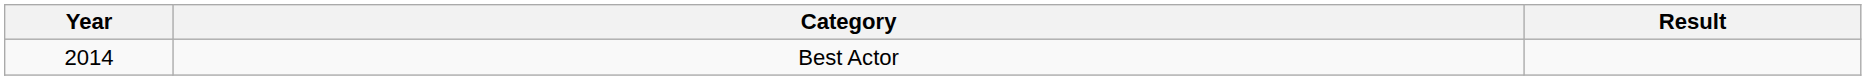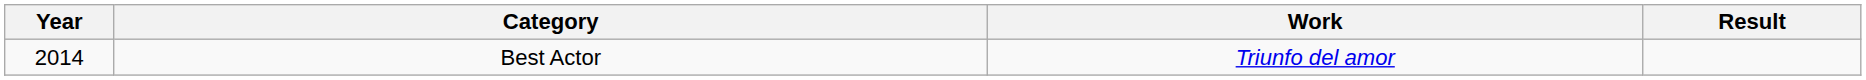+ column: (1315, 22)
